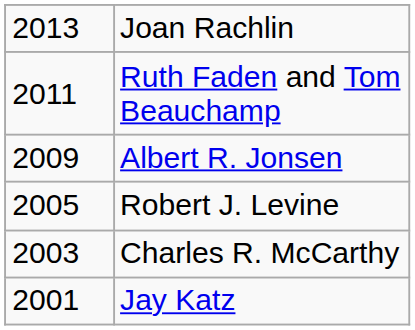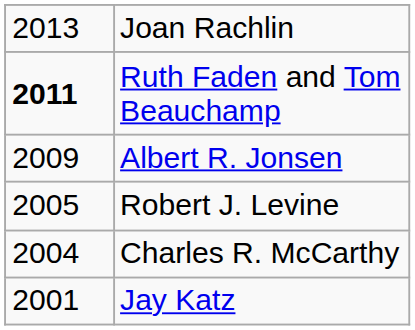(45, 92) normal -> (45, 92) bold
(46, 253) 2003 -> (46, 253) 2004
